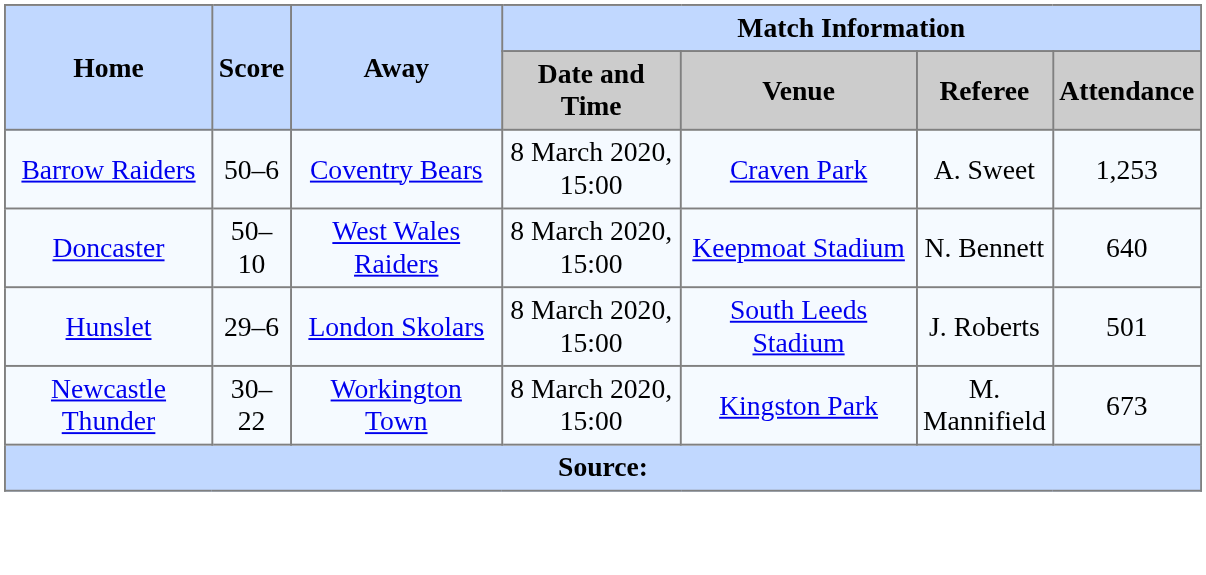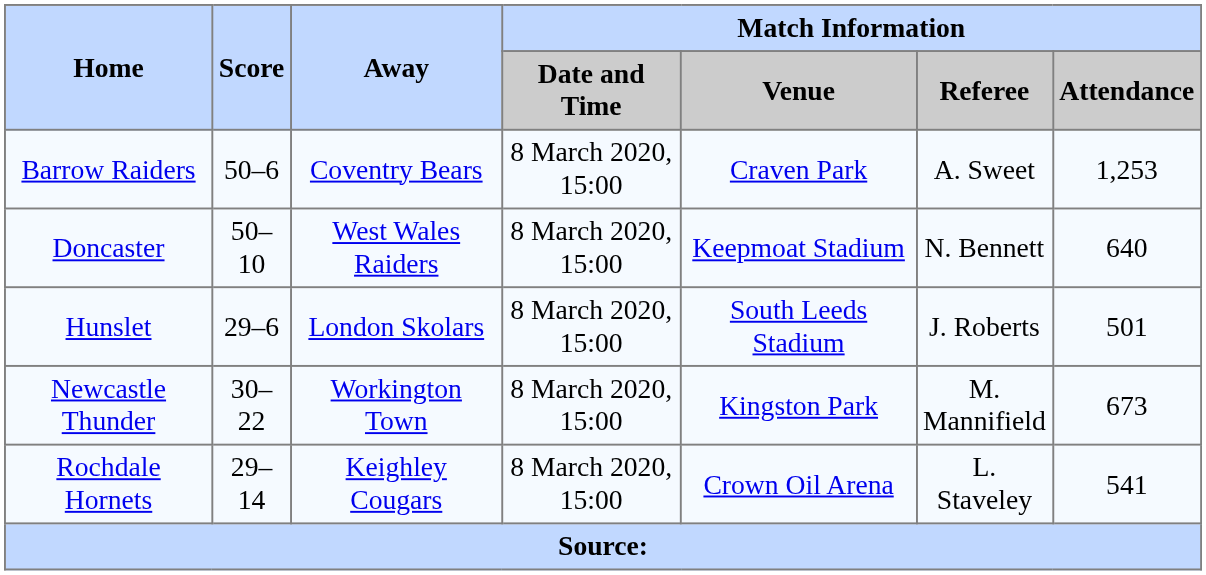+ row: (109, 483)
